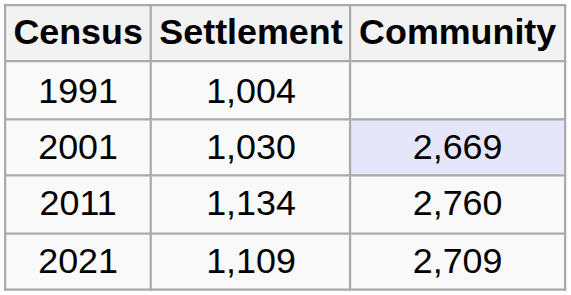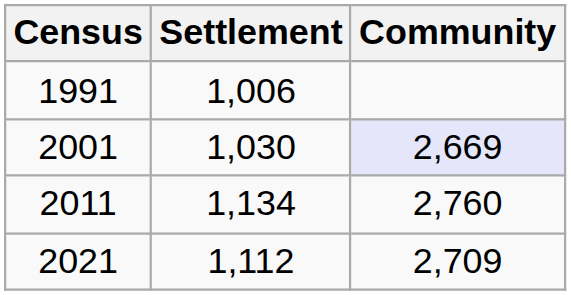(251, 89) 1,004 -> (251, 89) 1,006
(251, 260) 1,109 -> (251, 260) 1,112
